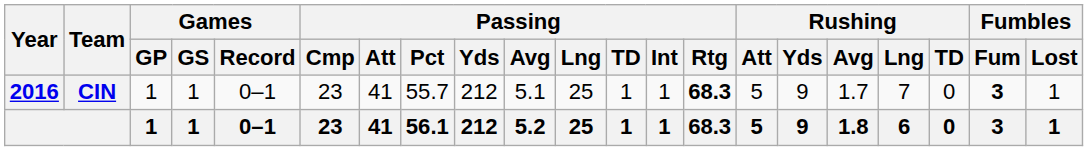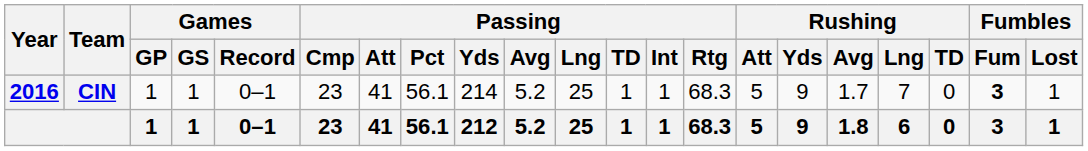(427, 92) 55.7 -> (427, 92) 56.1
(479, 92) 212 -> (479, 92) 214
(530, 92) 5.1 -> (530, 92) 5.2
(710, 92) bold -> (710, 92) normal
